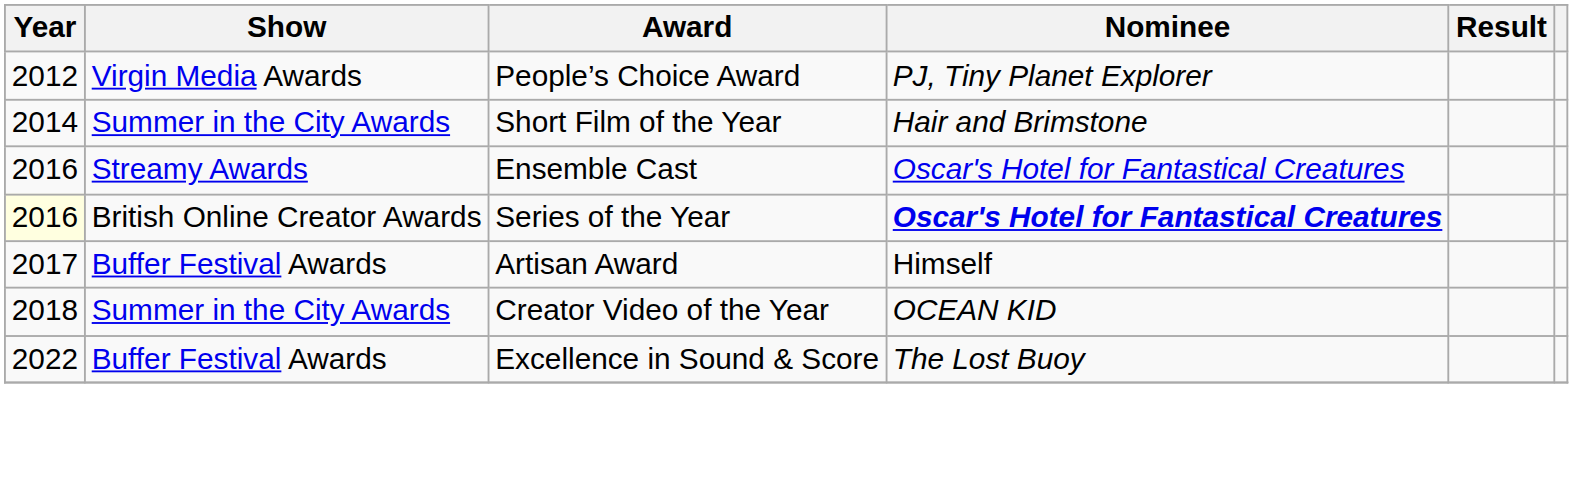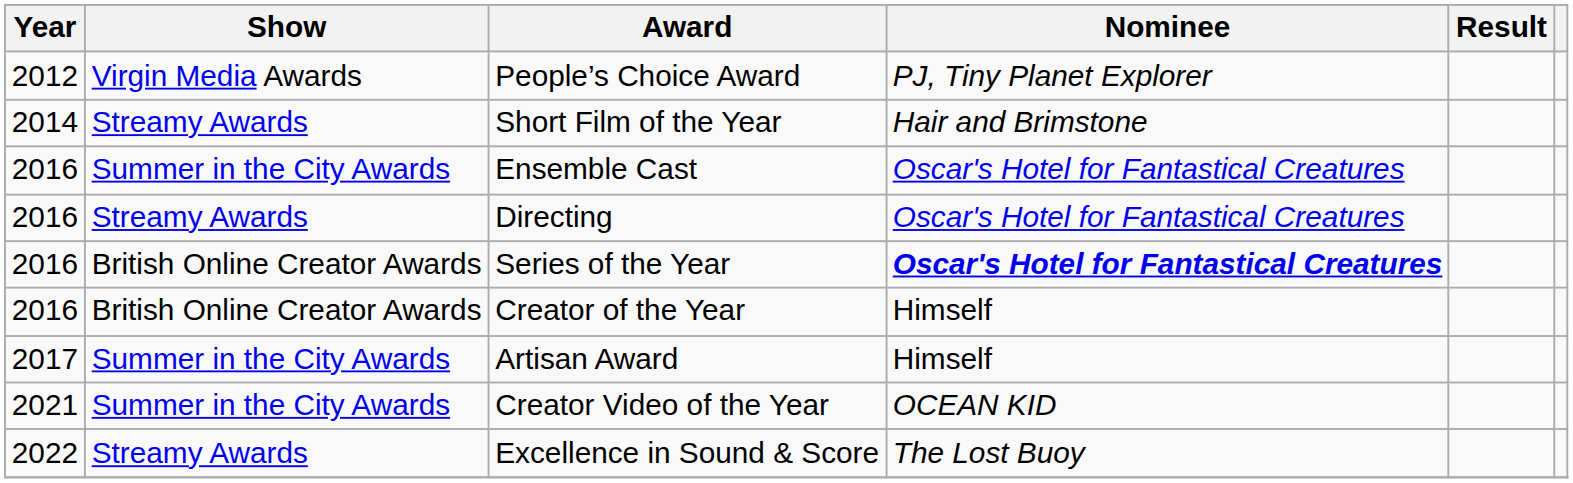(271, 122) Summer in the City Awards -> (200, 122) Streamy Awards
(200, 169) Streamy Awards -> (271, 169) Summer in the City Awards
+ row: (554, 216)
(45, 216) lightyellow background -> (45, 264) no background
+ row: (620, 311)
(239, 264) Buffer Festival Awards -> (271, 358) Summer in the City Awards
(45, 311) 2018 -> (45, 405) 2021
(239, 358) Buffer Festival Awards -> (200, 452) Streamy Awards
